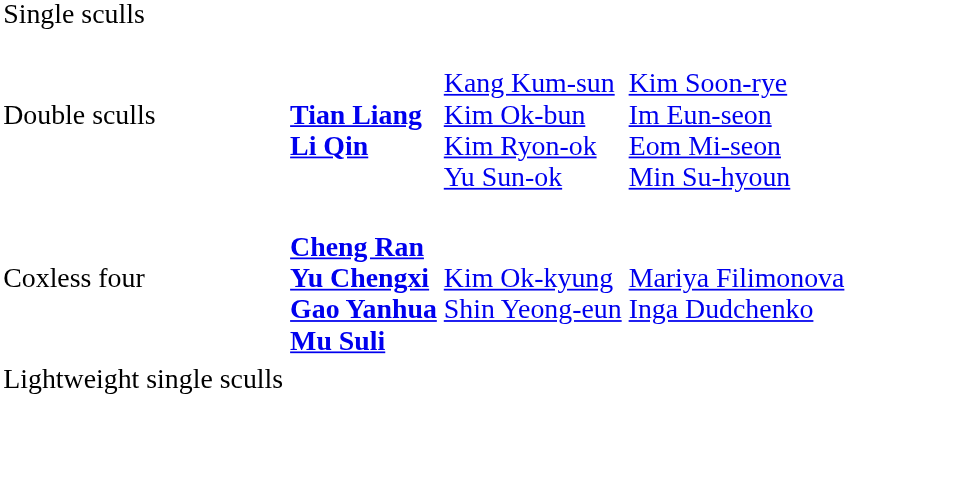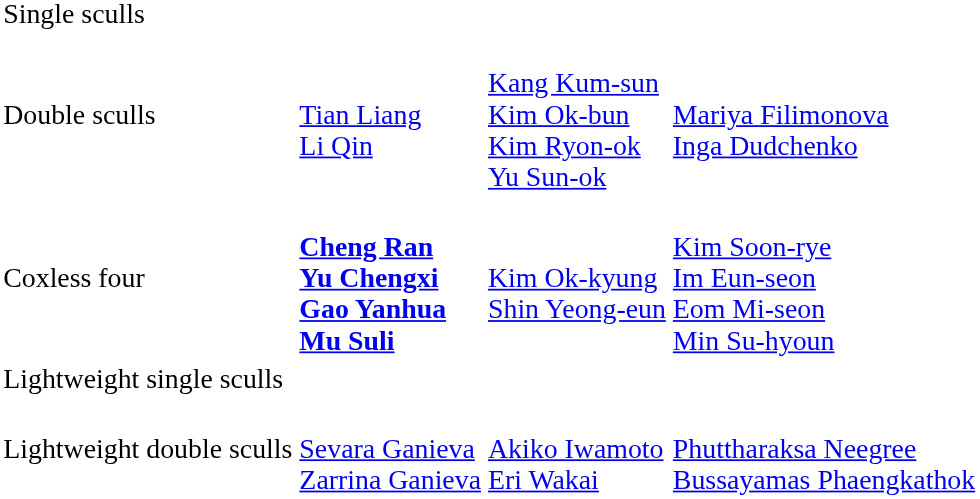(356, 130) bold -> (360, 130) normal
(709, 130) Kim Soon-rye Im Eun-seon Eom Mi-seon Min Su-hyoun -> (781, 130) Mariya Filimonova Inga Dudchenko
(737, 293) Mariya Filimonova Inga Dudchenko -> (754, 293) Kim Soon-rye Im Eun-seon Eom Mi-seon Min Su-hyoun
+ row: (148, 448)
